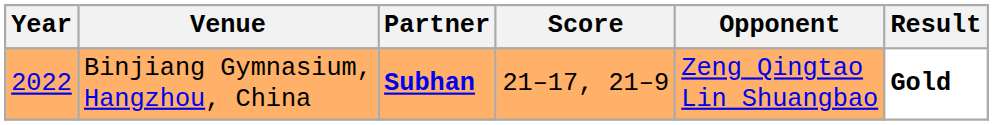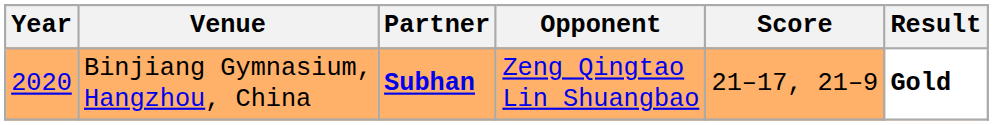columns swapped: (780, 26) <-> (586, 26)
(41, 84) 2022 -> (41, 84) 2020
